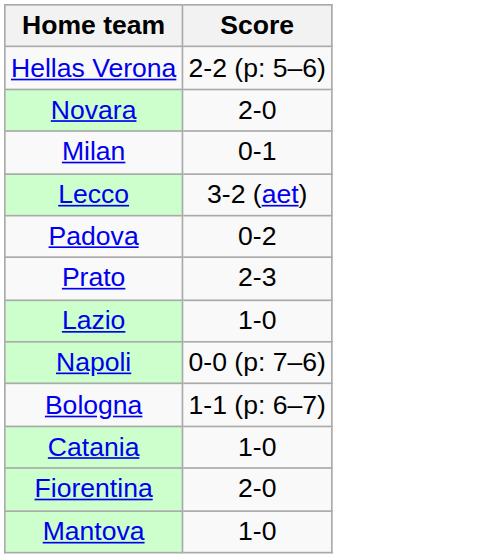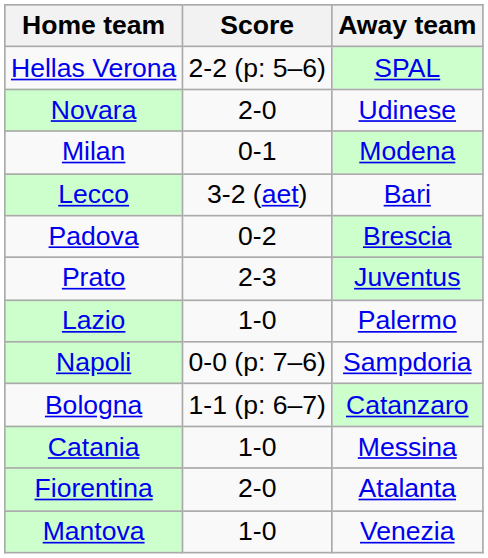+ column: (407, 25)
